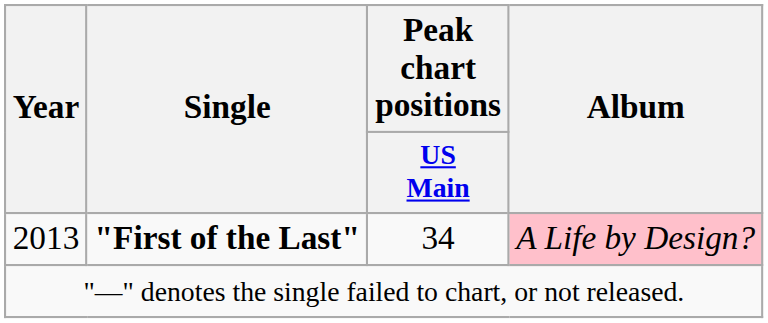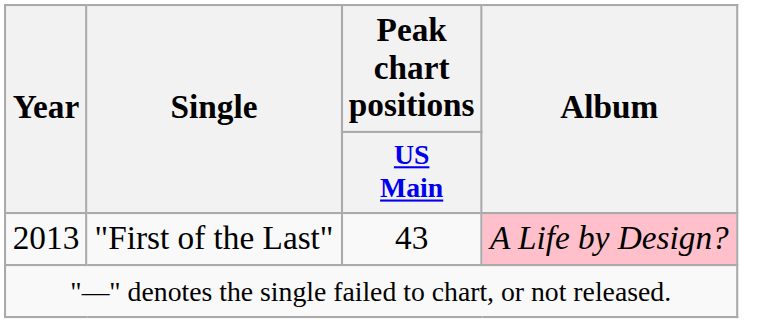(227, 238) bold -> (214, 238) normal
(438, 238) 34 -> (412, 238) 43
